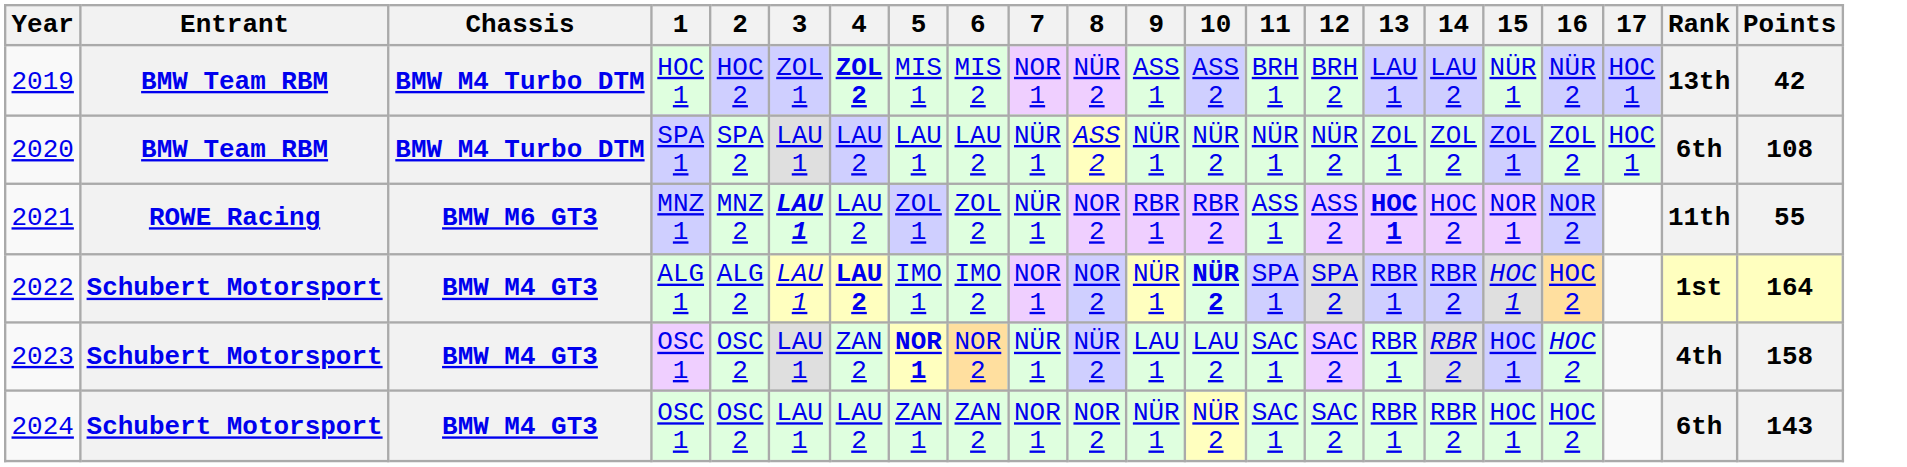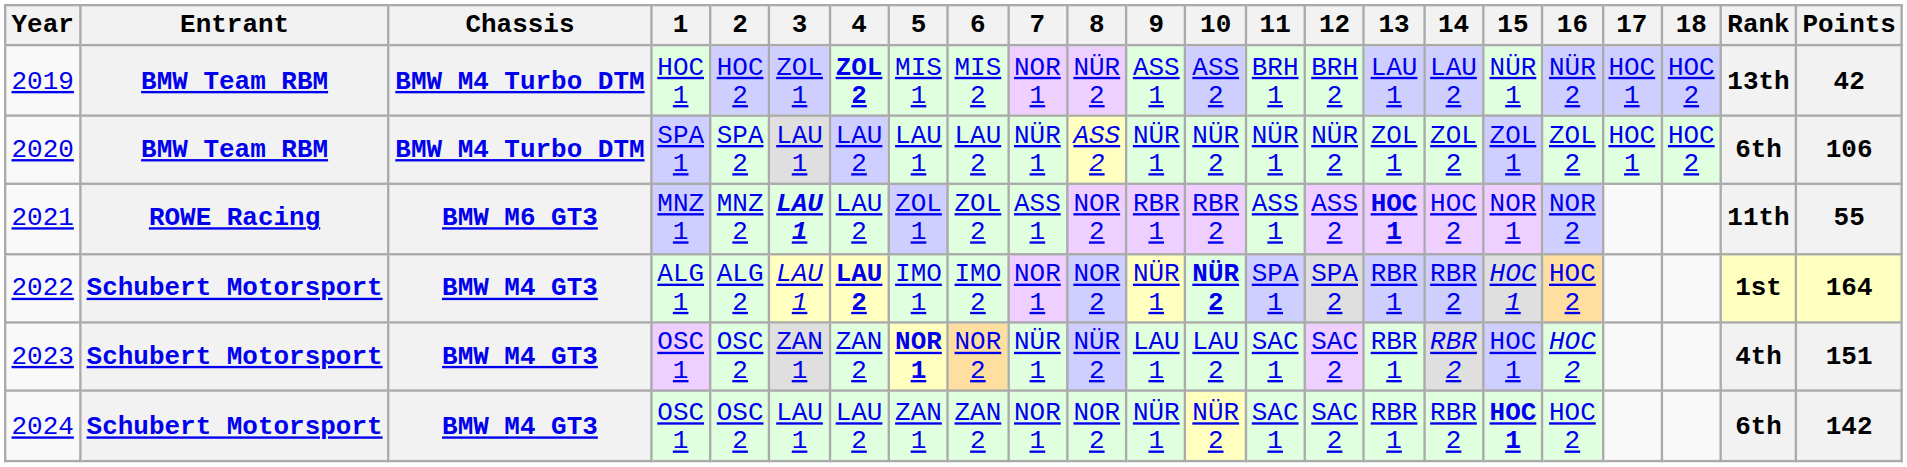+ column: (1691, 26)
(1790, 150) 108 -> (1849, 150) 106
(1037, 219) NÜR 1 -> (1037, 219) ASS 1
(800, 357) LAU 1 -> (800, 357) ZAN 1
(1790, 357) 158 -> (1849, 357) 151
(1513, 426) normal -> (1513, 426) bold
(1790, 426) 143 -> (1849, 426) 142
